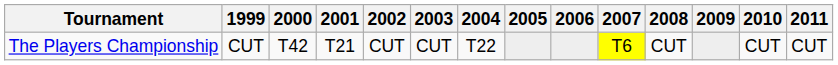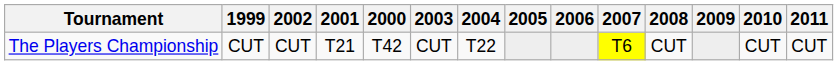columns swapped: (293, 19) <-> (387, 19)
